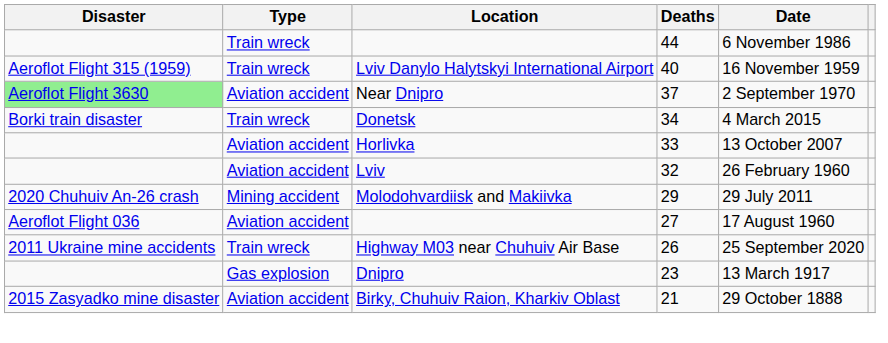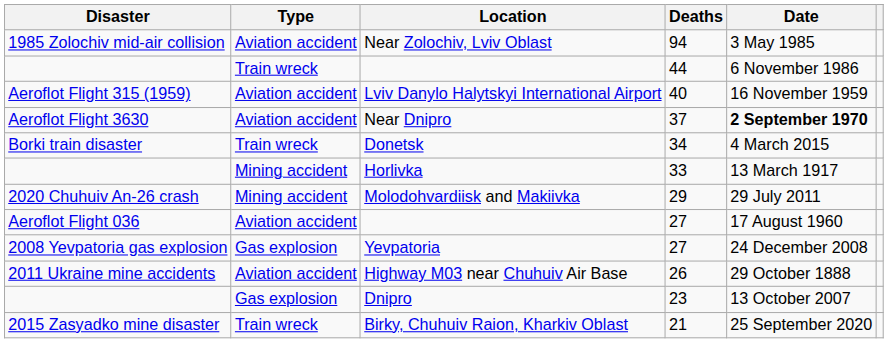+ row: (458, 42)
(268, 68) Train wreck -> (296, 94) Aviation accident
(78, 94) lightgreen background -> (78, 119) no background
(789, 94) normal -> (799, 119) bold
(288, 145) Aviation accident -> (291, 171) Mining accident
(782, 145) 13 October 2007 -> (784, 171) 13 March 1917
- row: (370, 171)
+ row: (402, 247)
(268, 247) Train wreck -> (296, 273) Aviation accident
(793, 247) 25 September 2020 -> (791, 273) 29 October 1888
(776, 273) 13 March 1917 -> (791, 299) 13 October 2007
(288, 299) Aviation accident -> (276, 324) Train wreck
(782, 299) 29 October 1888 -> (801, 324) 25 September 2020
